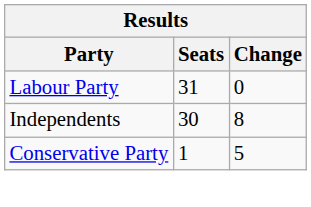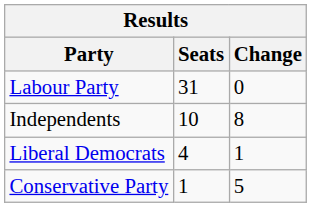(188, 119) 30 -> (188, 119) 10
+ row: (87, 152)
